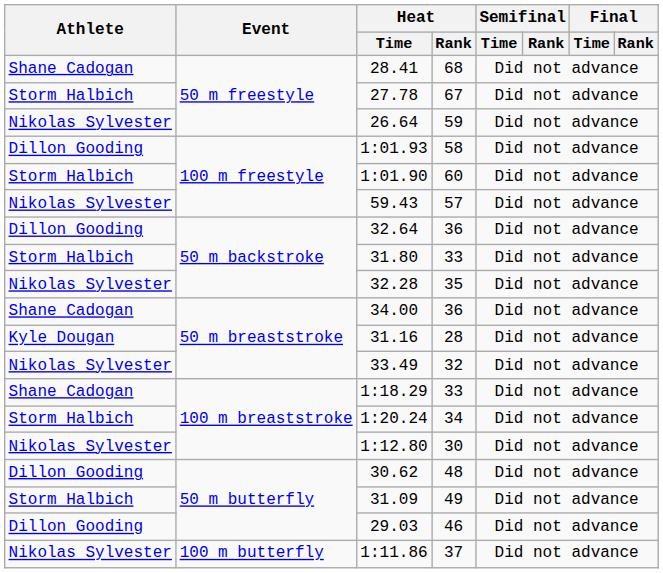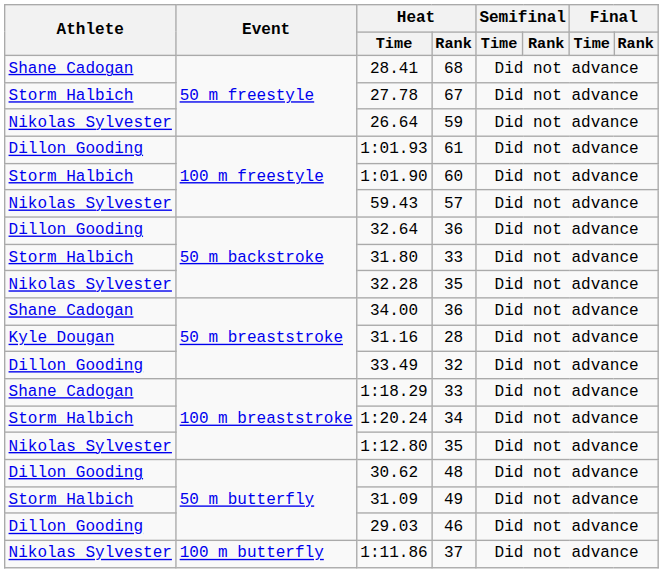(454, 149) 58 -> (454, 149) 61
(90, 365) Nikolas Sylvester -> (76, 365) Dillon Gooding
(454, 446) 30 -> (454, 446) 35
